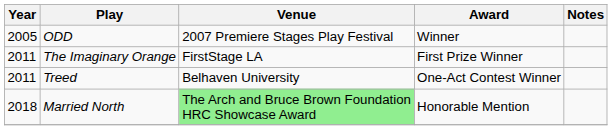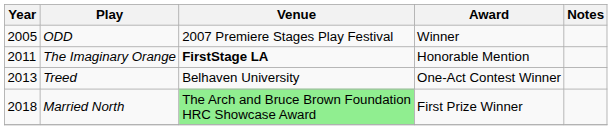(222, 57) normal -> (225, 57) bold
(470, 57) First Prize Winner -> (473, 57) Honorable Mention
(22, 78) 2011 -> (22, 78) 2013
(473, 106) Honorable Mention -> (470, 106) First Prize Winner
